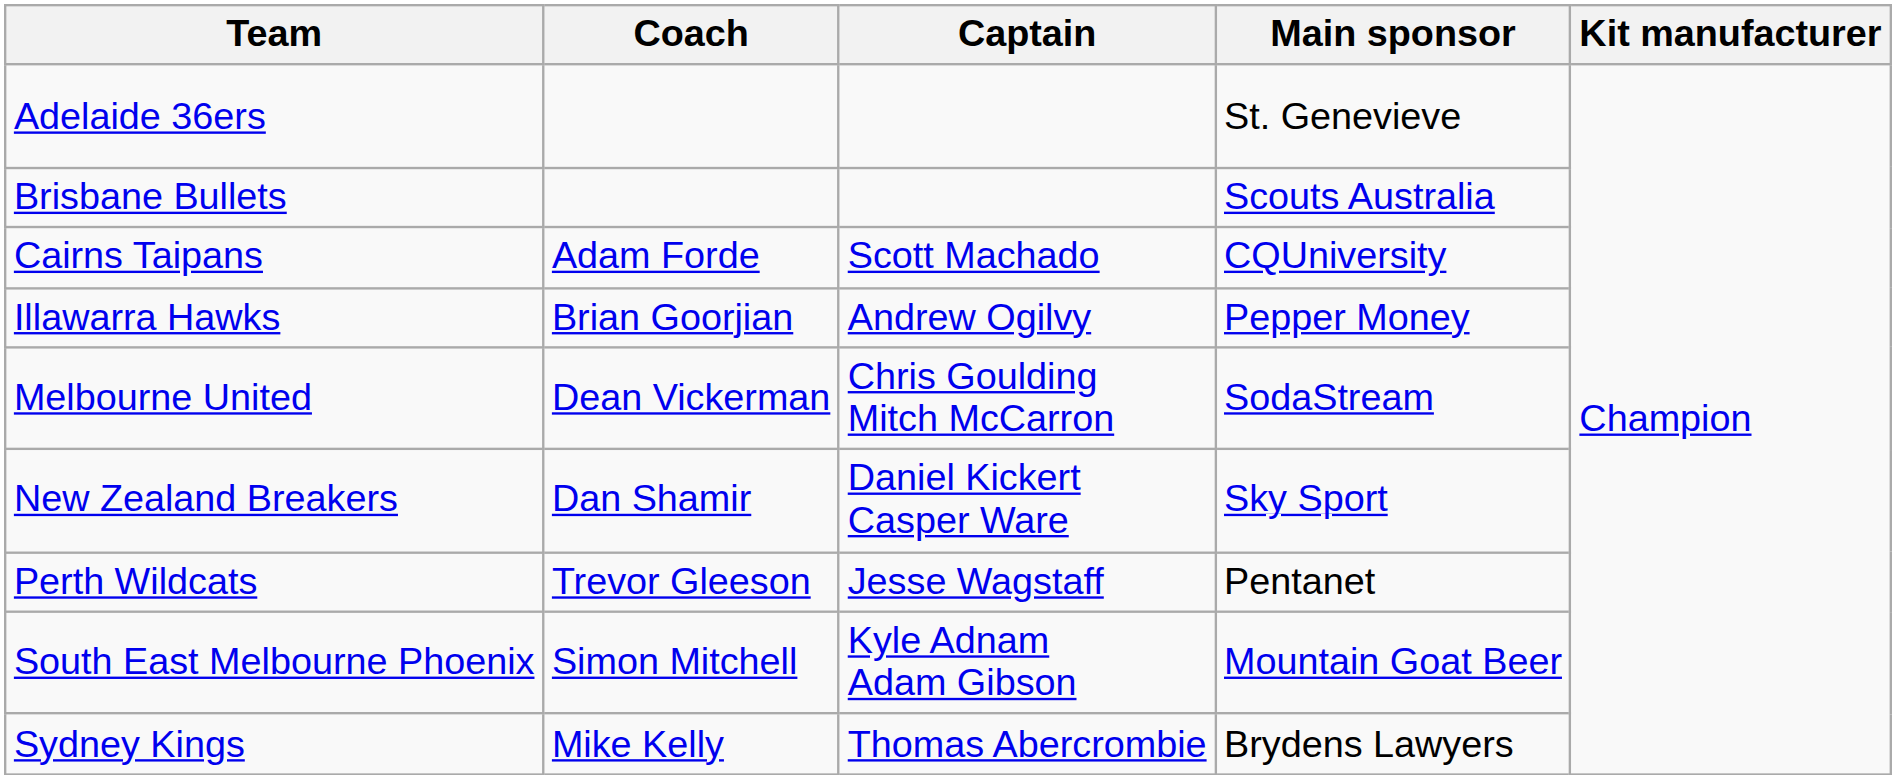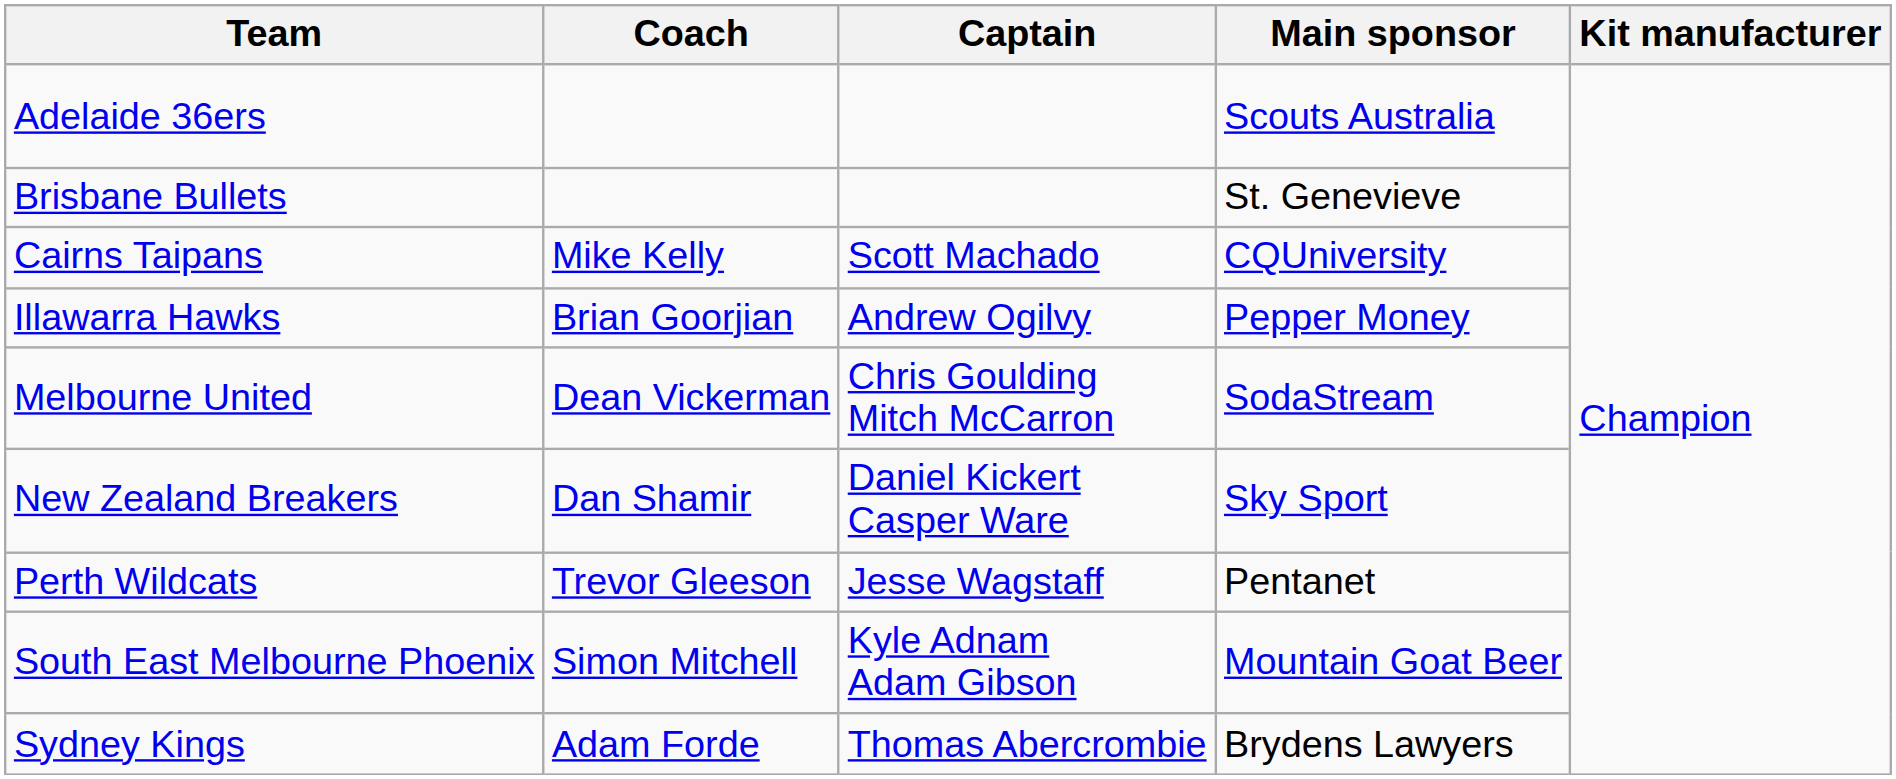(1343, 115) St. Genevieve -> (1359, 115) Scouts Australia
(1359, 196) Scouts Australia -> (1343, 196) St. Genevieve
(656, 256) Adam Forde -> (638, 256) Mike Kelly
(638, 743) Mike Kelly -> (656, 743) Adam Forde
